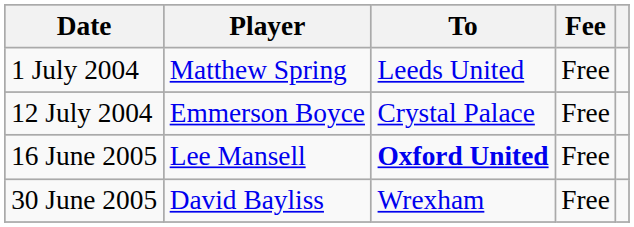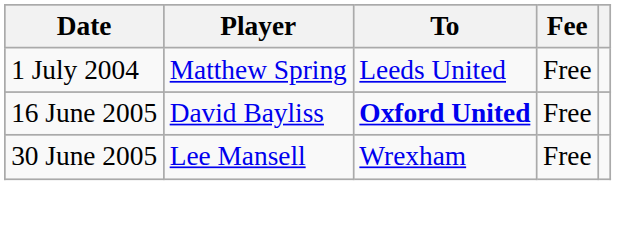- row: (82, 112)
(238, 156) Lee Mansell -> (247, 112) David Bayliss
(247, 199) David Bayliss -> (238, 156) Lee Mansell
